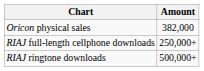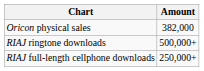rows swapped: (56, 58) <-> (81, 43)
